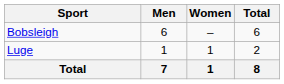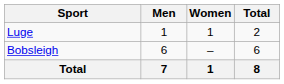rows swapped: (33, 32) <-> (20, 50)
